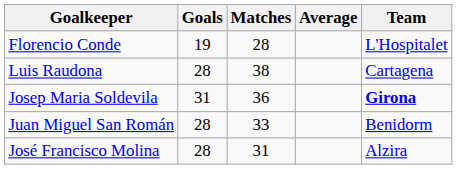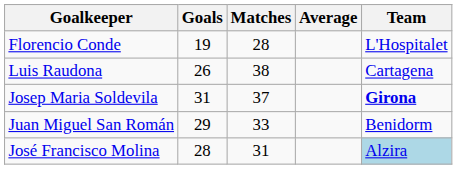(202, 71) 28 -> (202, 71) 26
(261, 97) 36 -> (261, 97) 37
(202, 124) 28 -> (202, 124) 29
(386, 151) no background -> (386, 151) lightblue background
